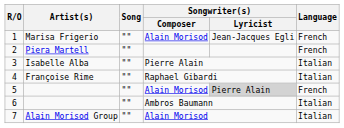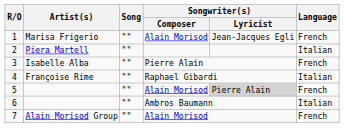(313, 50) French -> (315, 50) Italian
(315, 63) Italian -> (313, 63) French
(315, 116) Italian -> (313, 116) French
